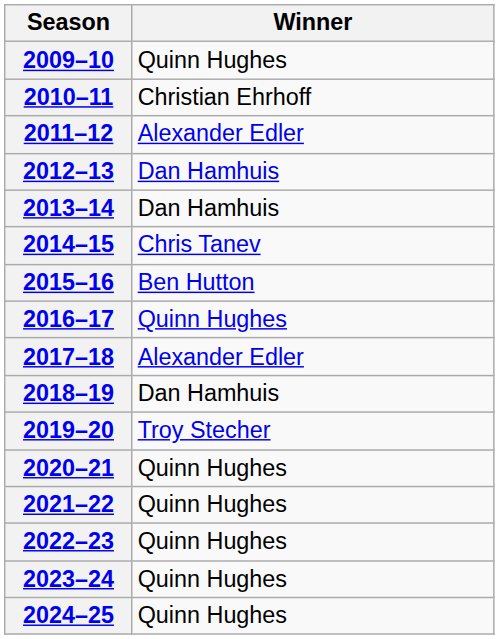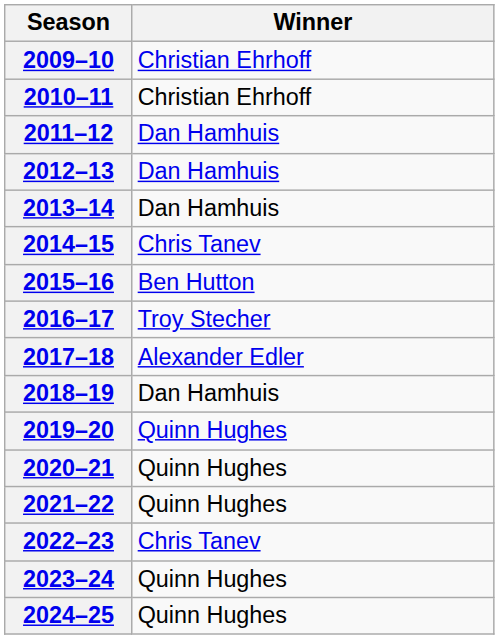(212, 60) Quinn Hughes -> (224, 60) Christian Ehrhoff
(221, 134) Alexander Edler -> (208, 134) Dan Hamhuis
(212, 319) Quinn Hughes -> (204, 319) Troy Stecher
(204, 430) Troy Stecher -> (212, 430) Quinn Hughes
(212, 541) Quinn Hughes -> (199, 541) Chris Tanev
